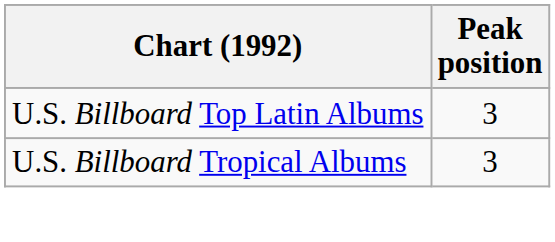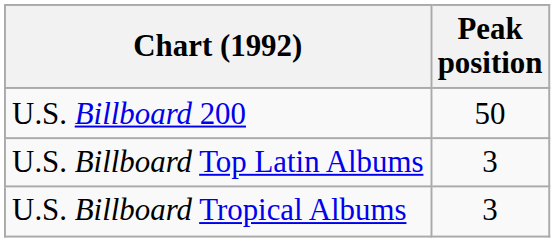+ row: (129, 112)
